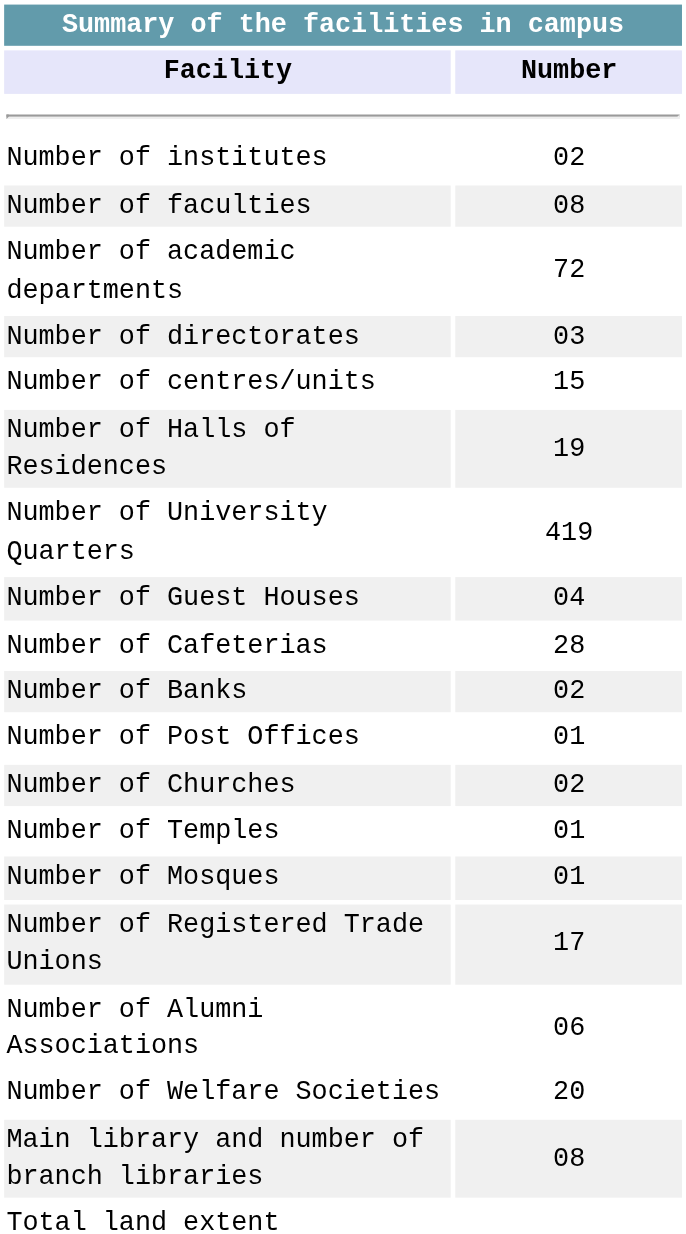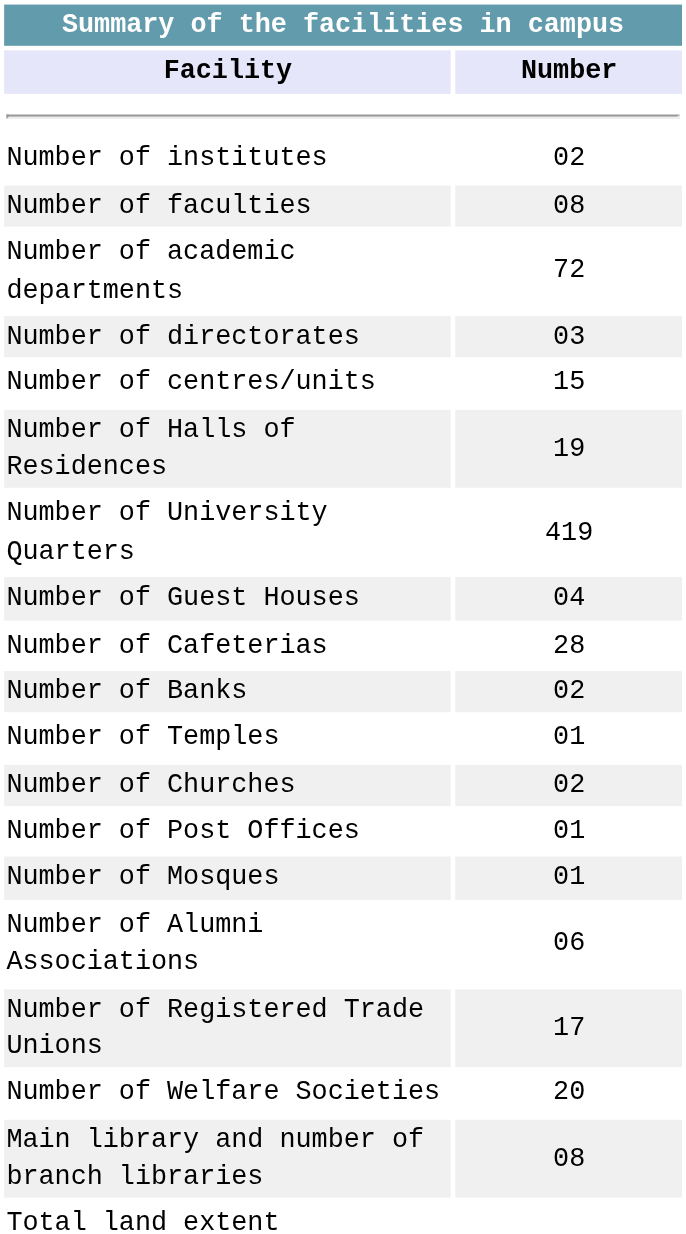rows swapped: (183, 738) <-> (143, 831)
rows swapped: (135, 1028) <-> (215, 943)
